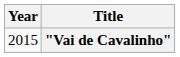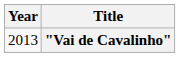(23, 40) 2015 -> (23, 40) 2013
